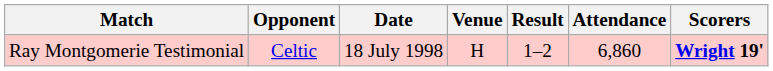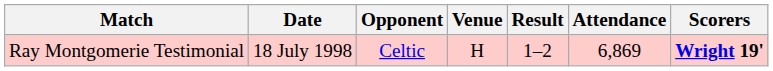columns swapped: (394, 19) <-> (294, 19)
(619, 50) 6,860 -> (619, 50) 6,869
